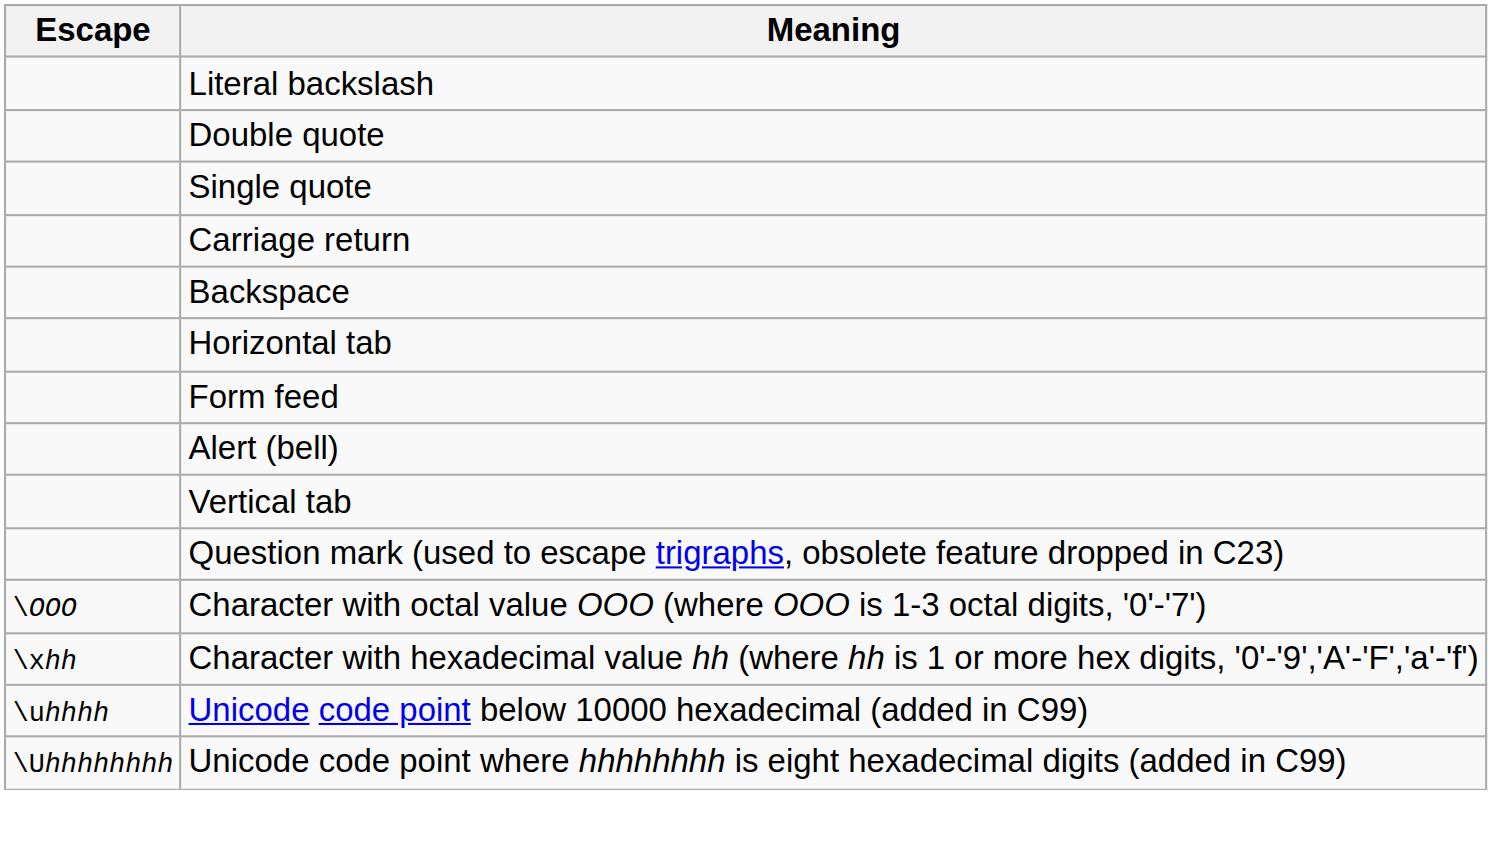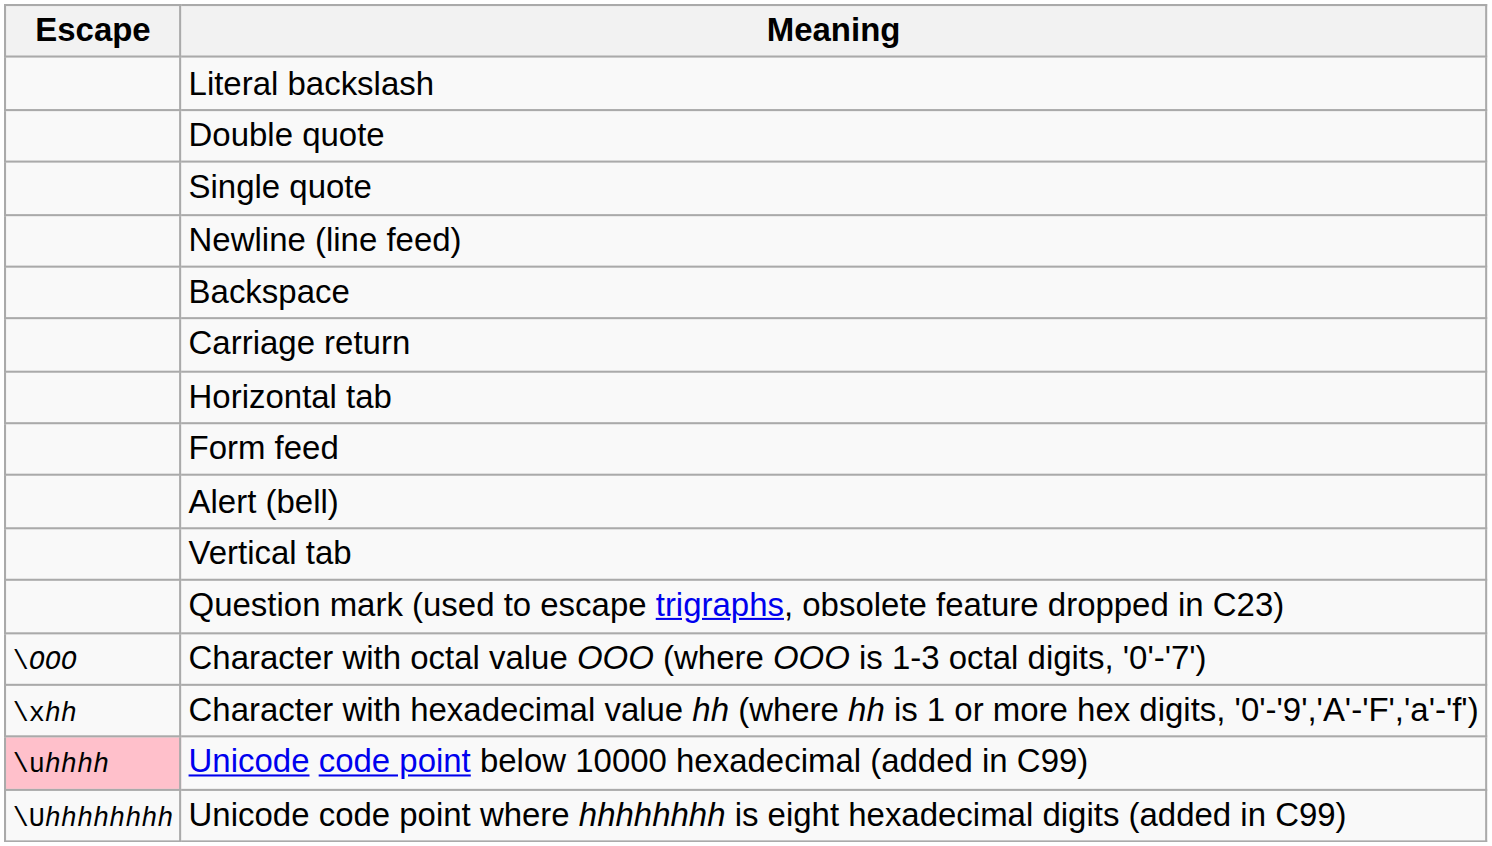+ row: (325, 239)
rows swapped: (299, 239) <-> (269, 291)
(61, 714) no background -> (61, 766) pink background
